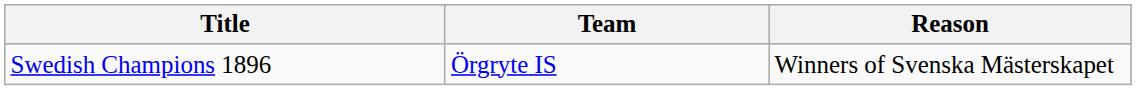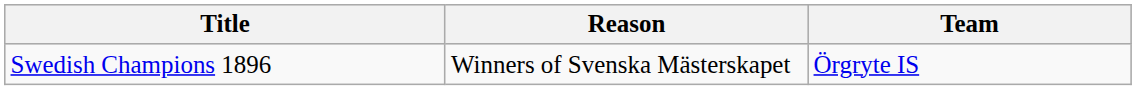columns swapped: (607, 24) <-> (950, 24)
